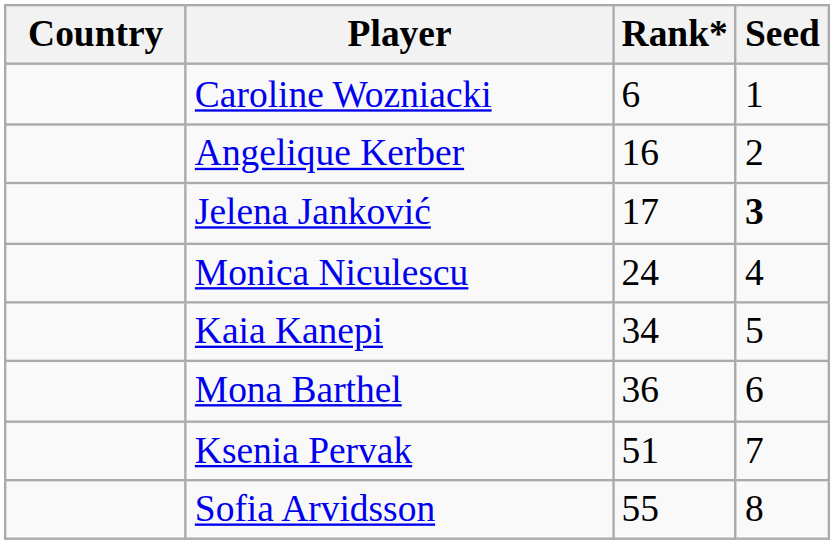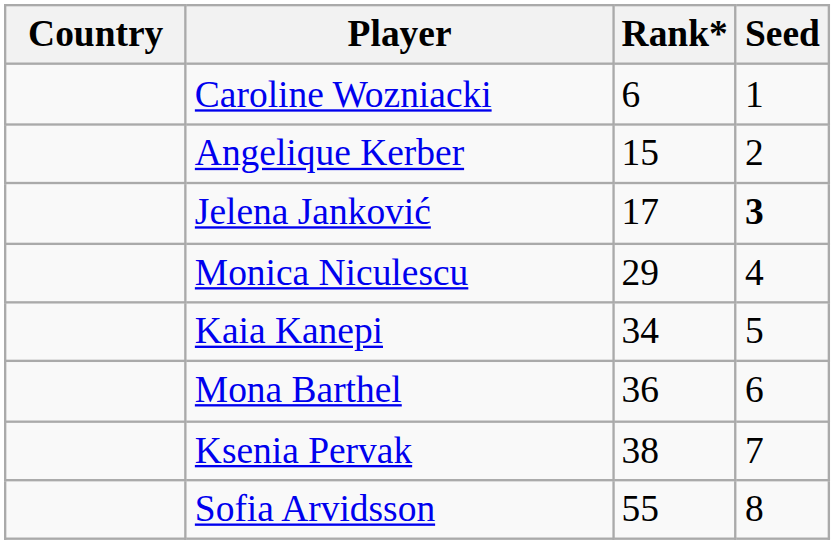(640, 152) 16 -> (640, 152) 15
(640, 271) 24 -> (640, 271) 29
(640, 449) 51 -> (640, 449) 38
